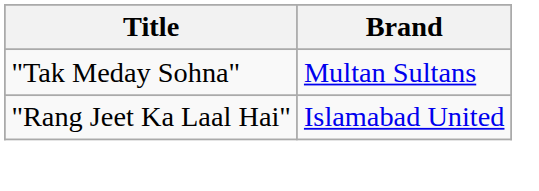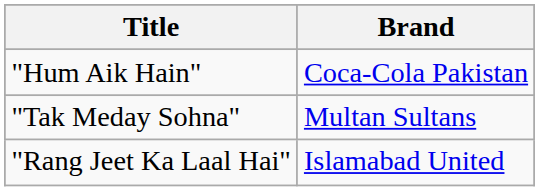+ row: (106, 71)
